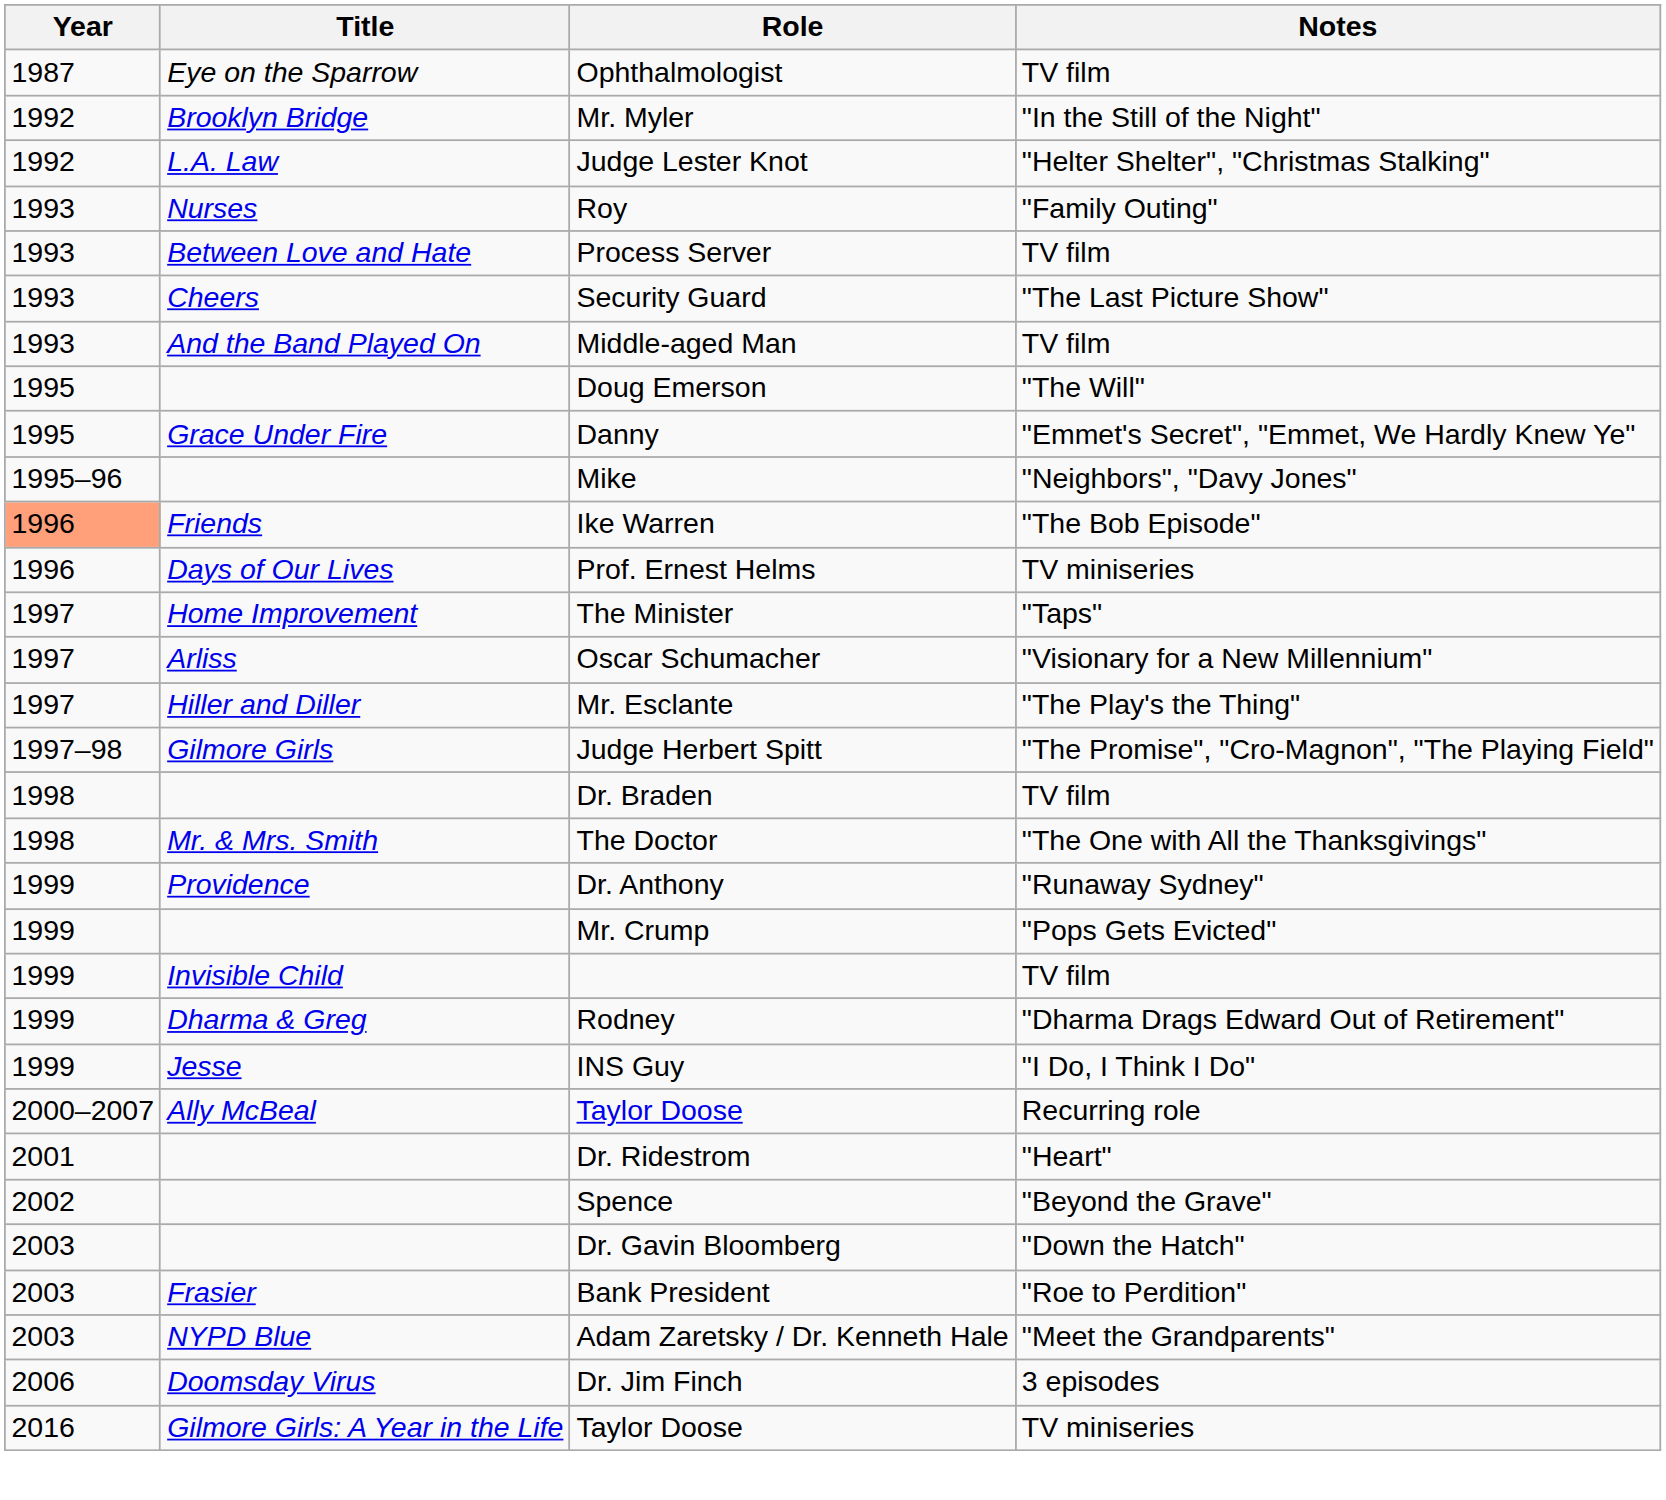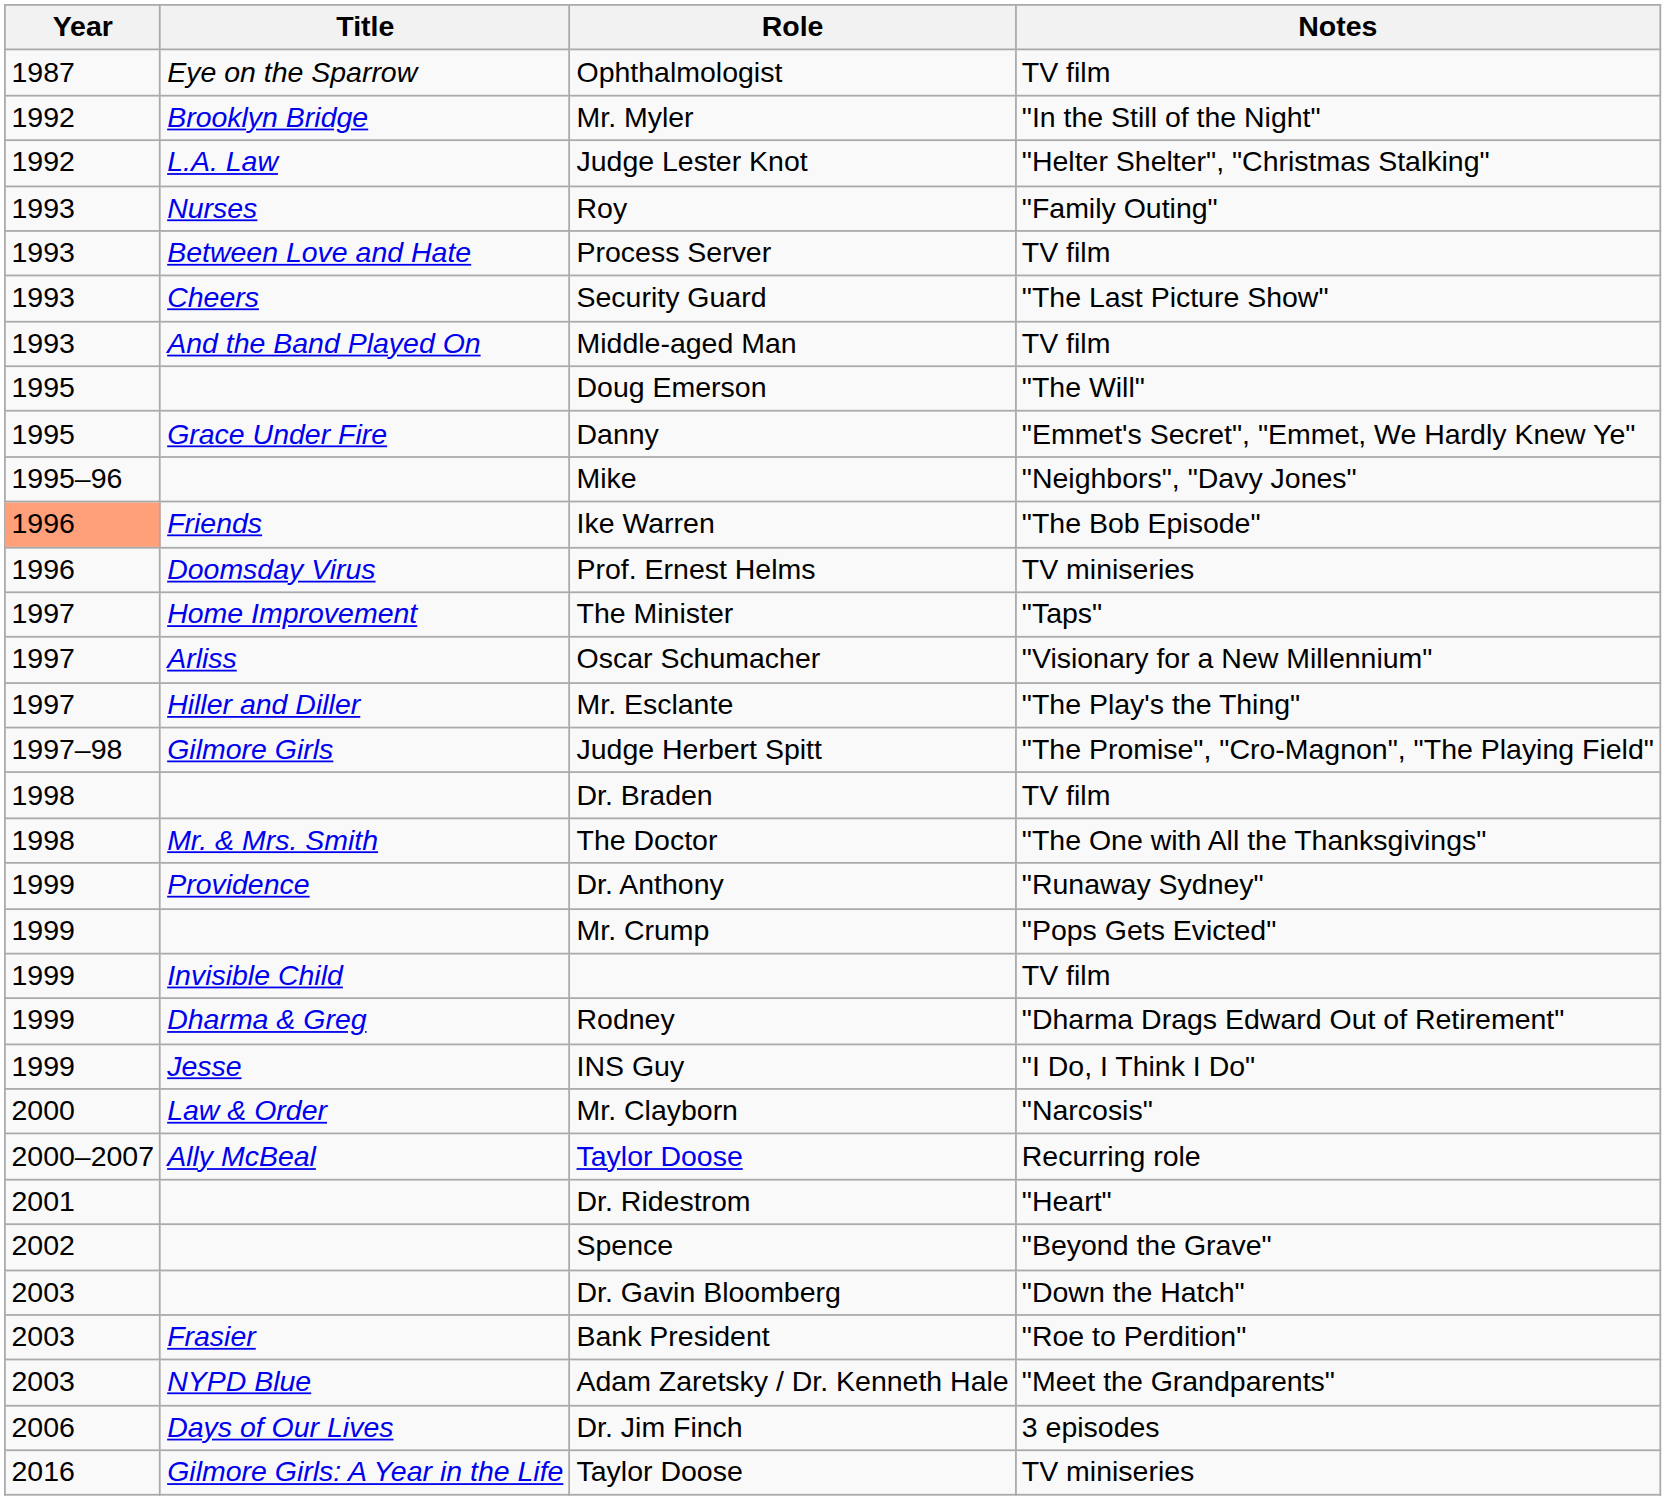(280, 569) Days of Our Lives -> (271, 569) Doomsday Virus
+ row: (657, 1111)
(271, 1382) Doomsday Virus -> (280, 1427) Days of Our Lives
